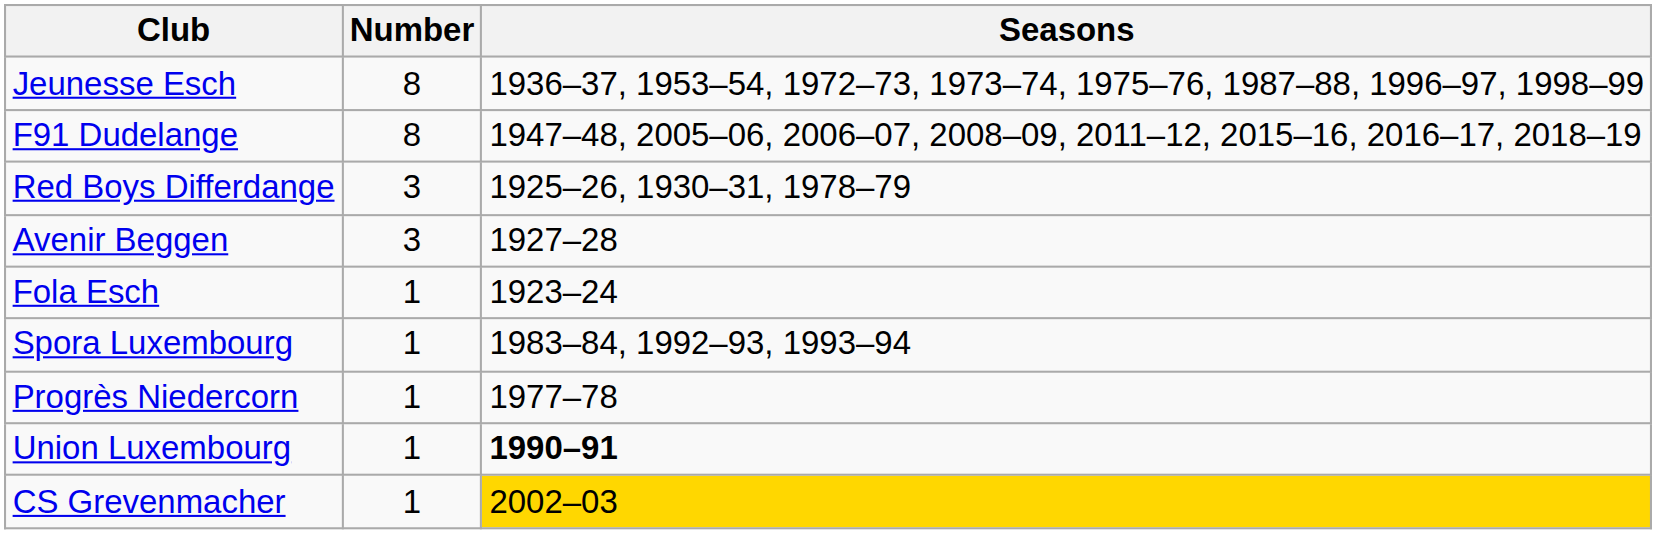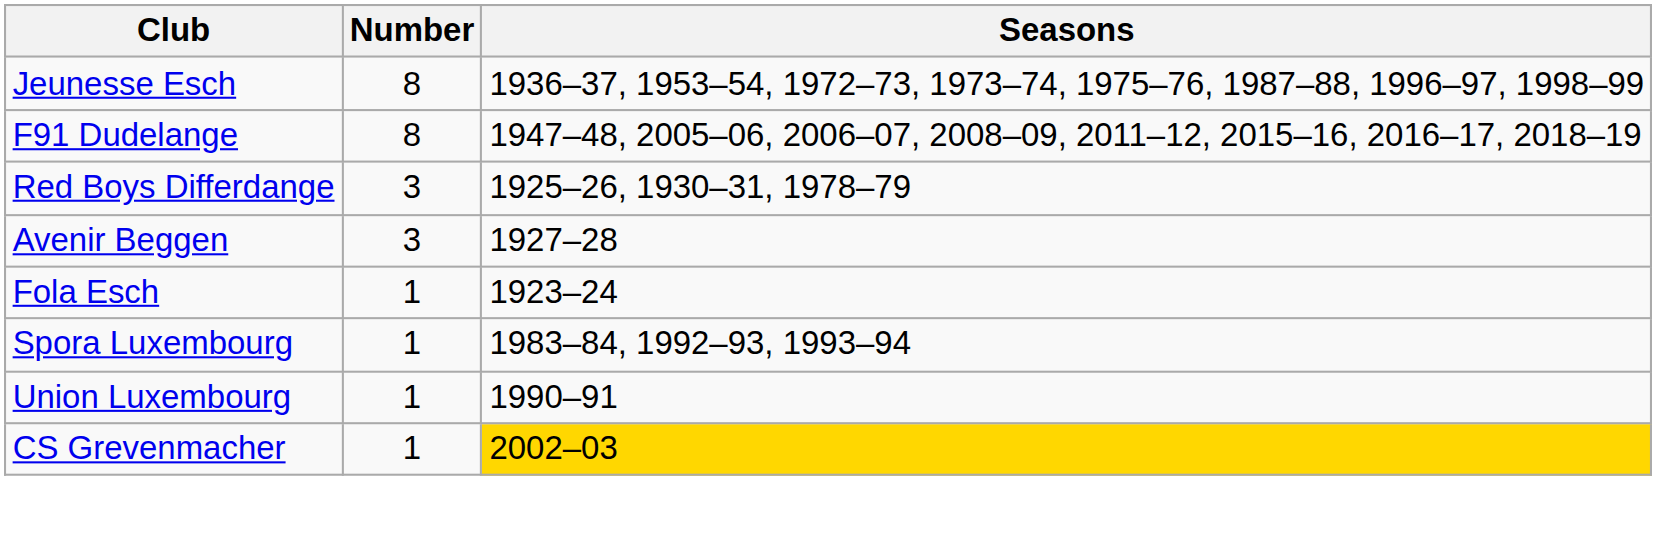- row: (156, 396)
(554, 448) bold -> (554, 396) normal
